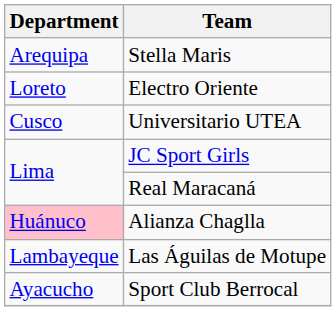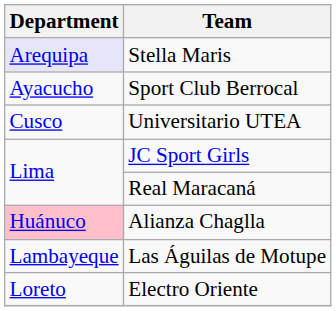(49, 54) no background -> (49, 54) lavender background
rows swapped: (213, 289) <-> (193, 88)
